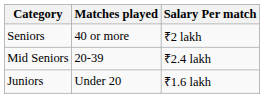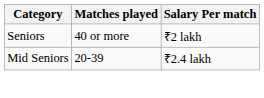- row: (25, 81)
